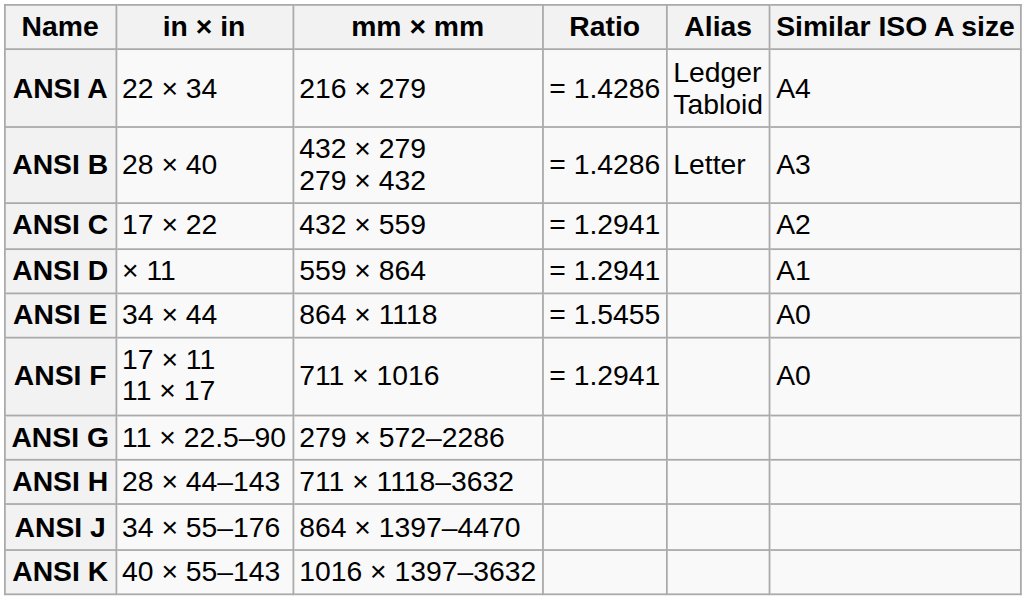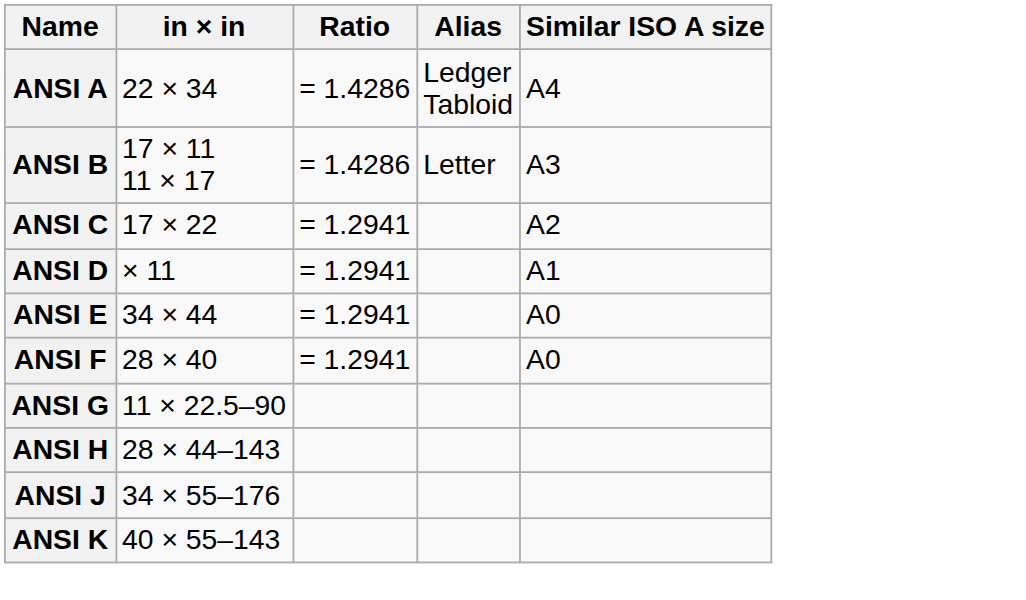- column: (418, 26)
(170, 164) 28 × 40 -> (169, 164) 17 × 11 11 × 17
(605, 315) = 1.5455 -> (355, 315) = 1.2941
(169, 376) 17 × 11 11 × 17 -> (170, 360) 28 × 40
